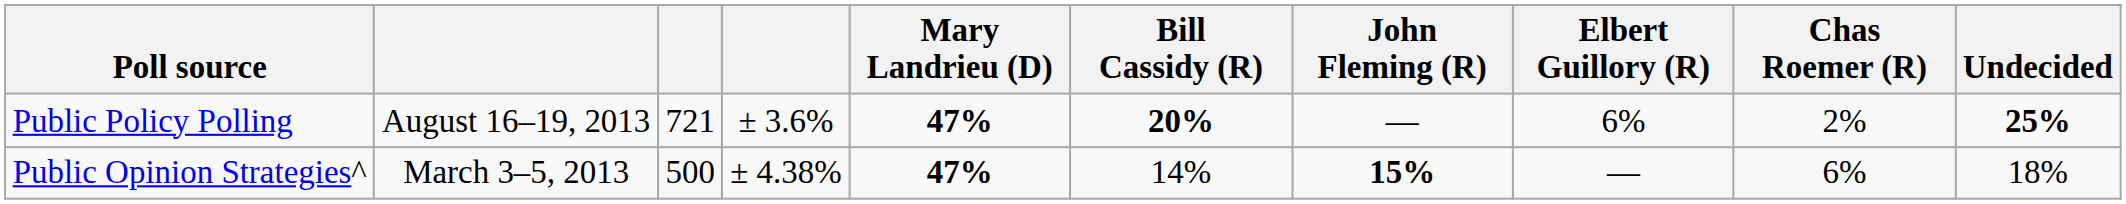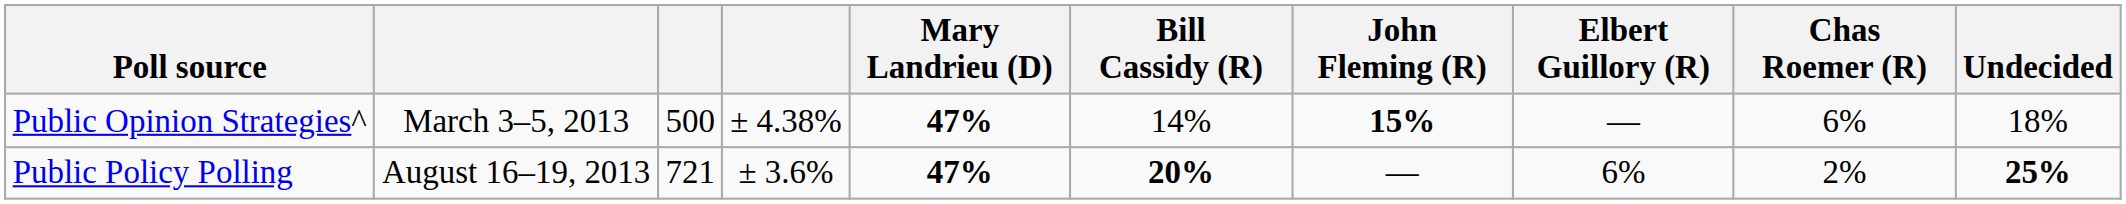rows swapped: (153, 119) <-> (190, 172)
